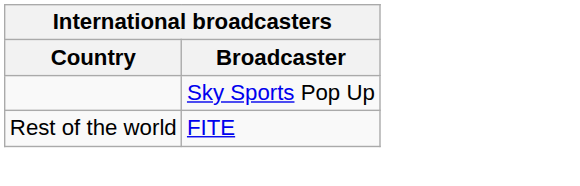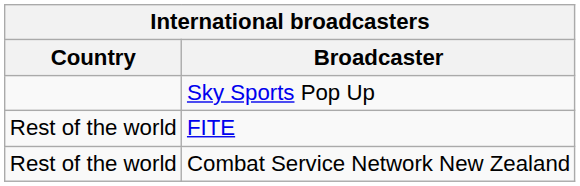+ row: (379, 163)
